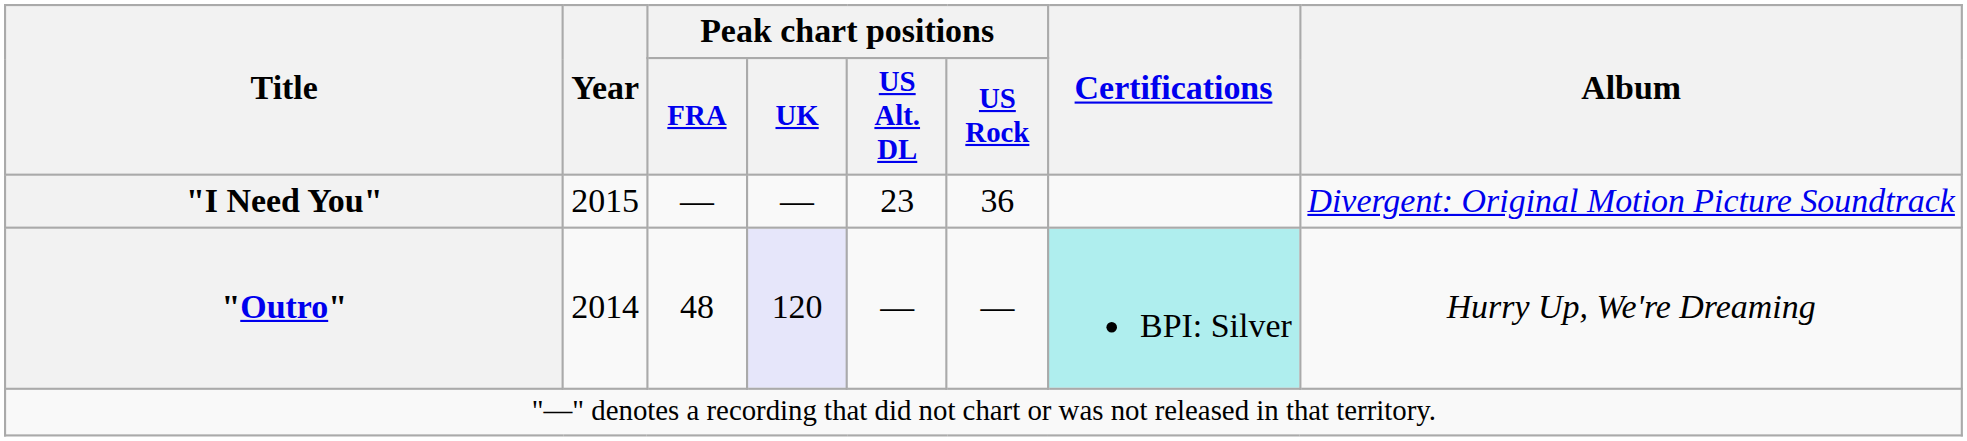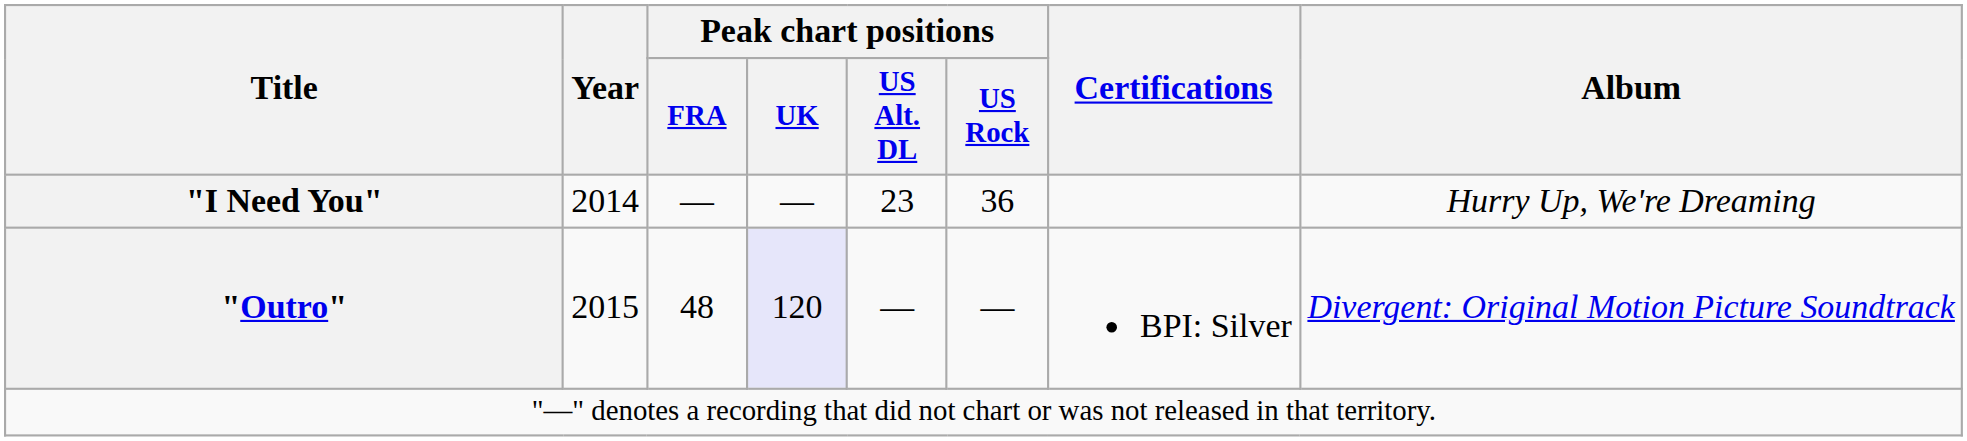(605, 200) 2015 -> (605, 200) 2014
(1631, 200) Divergent: Original Motion Picture Soundtrack -> (1631, 200) Hurry Up, We're Dreaming
(605, 307) 2014 -> (605, 307) 2015
(1174, 327) paleturquoise background -> (1174, 327) no background
(1631, 307) Hurry Up, We're Dreaming -> (1631, 307) Divergent: Original Motion Picture Soundtrack
